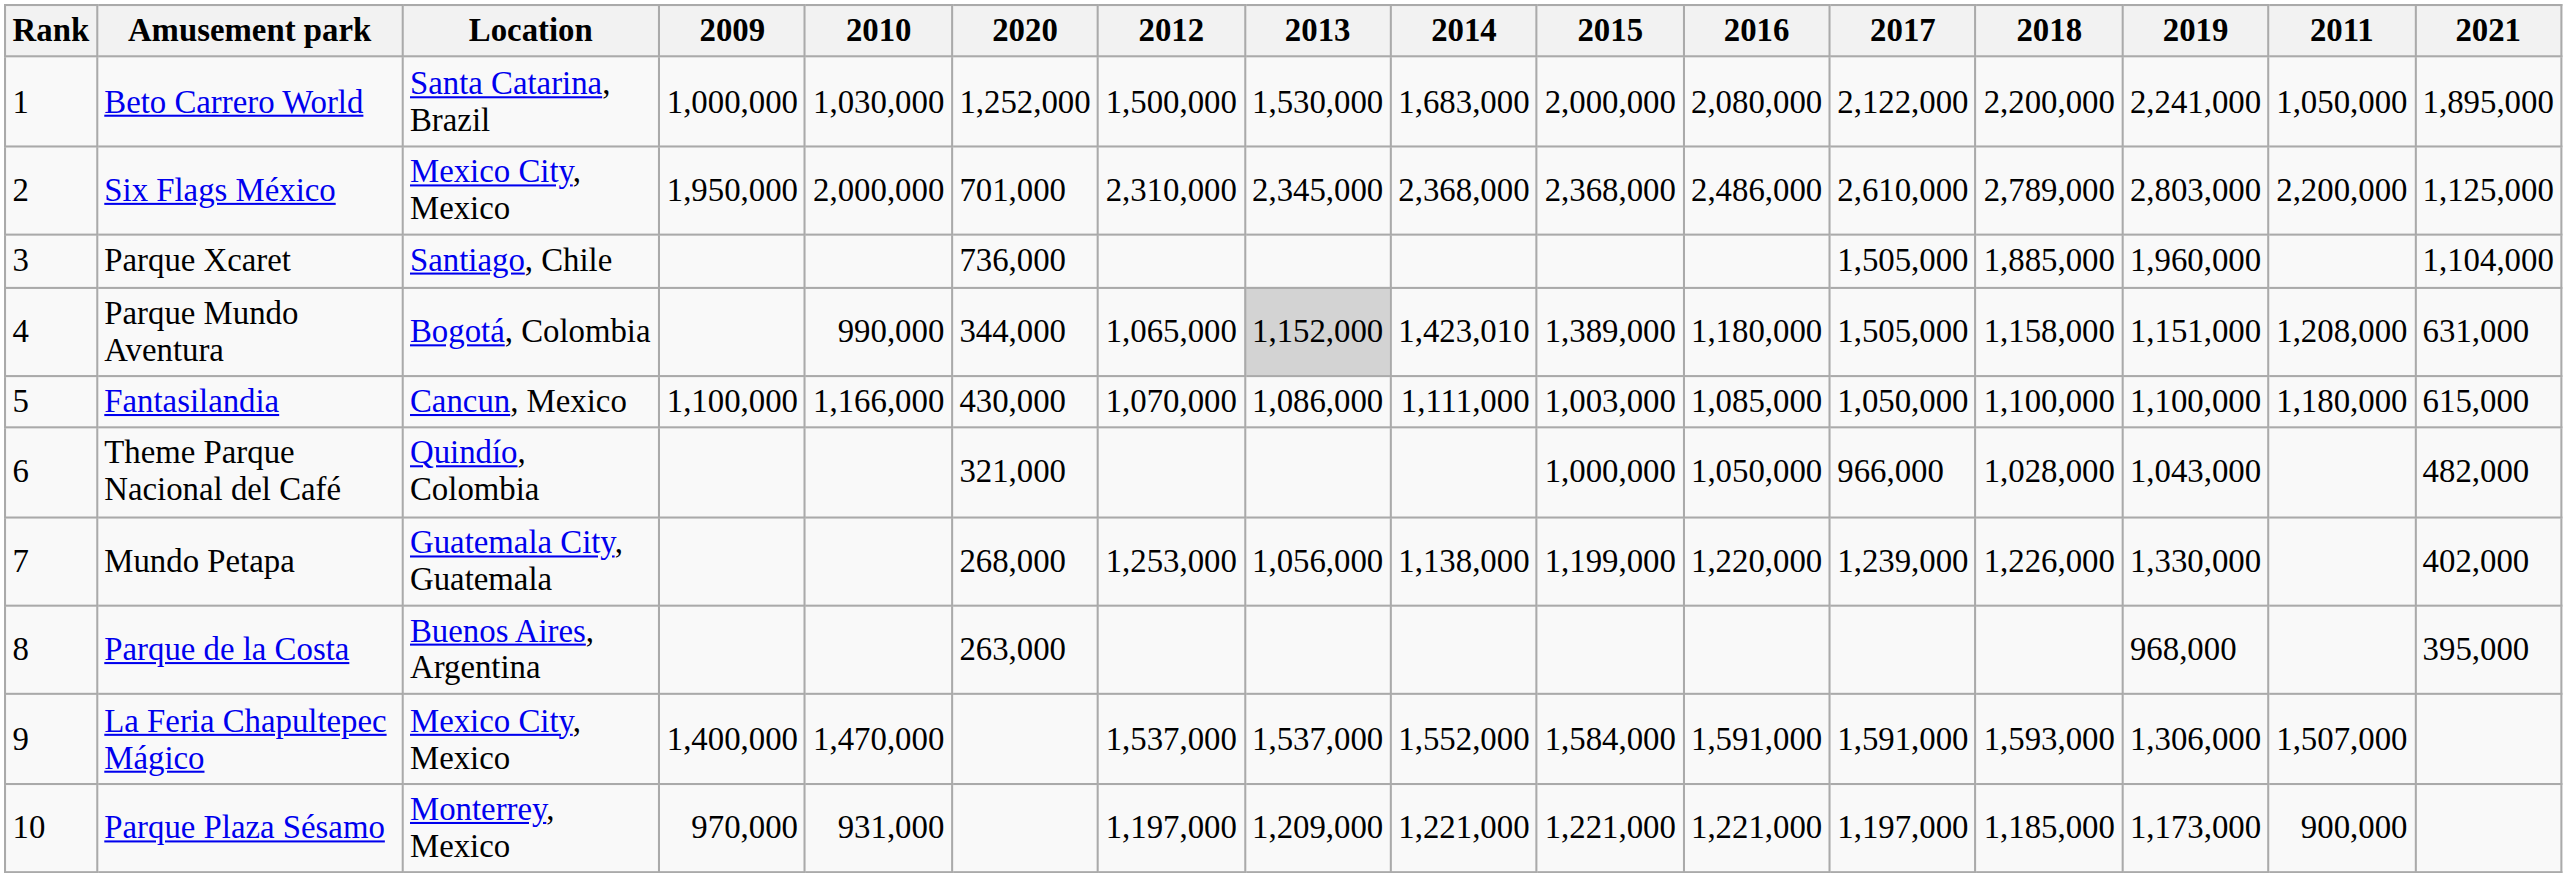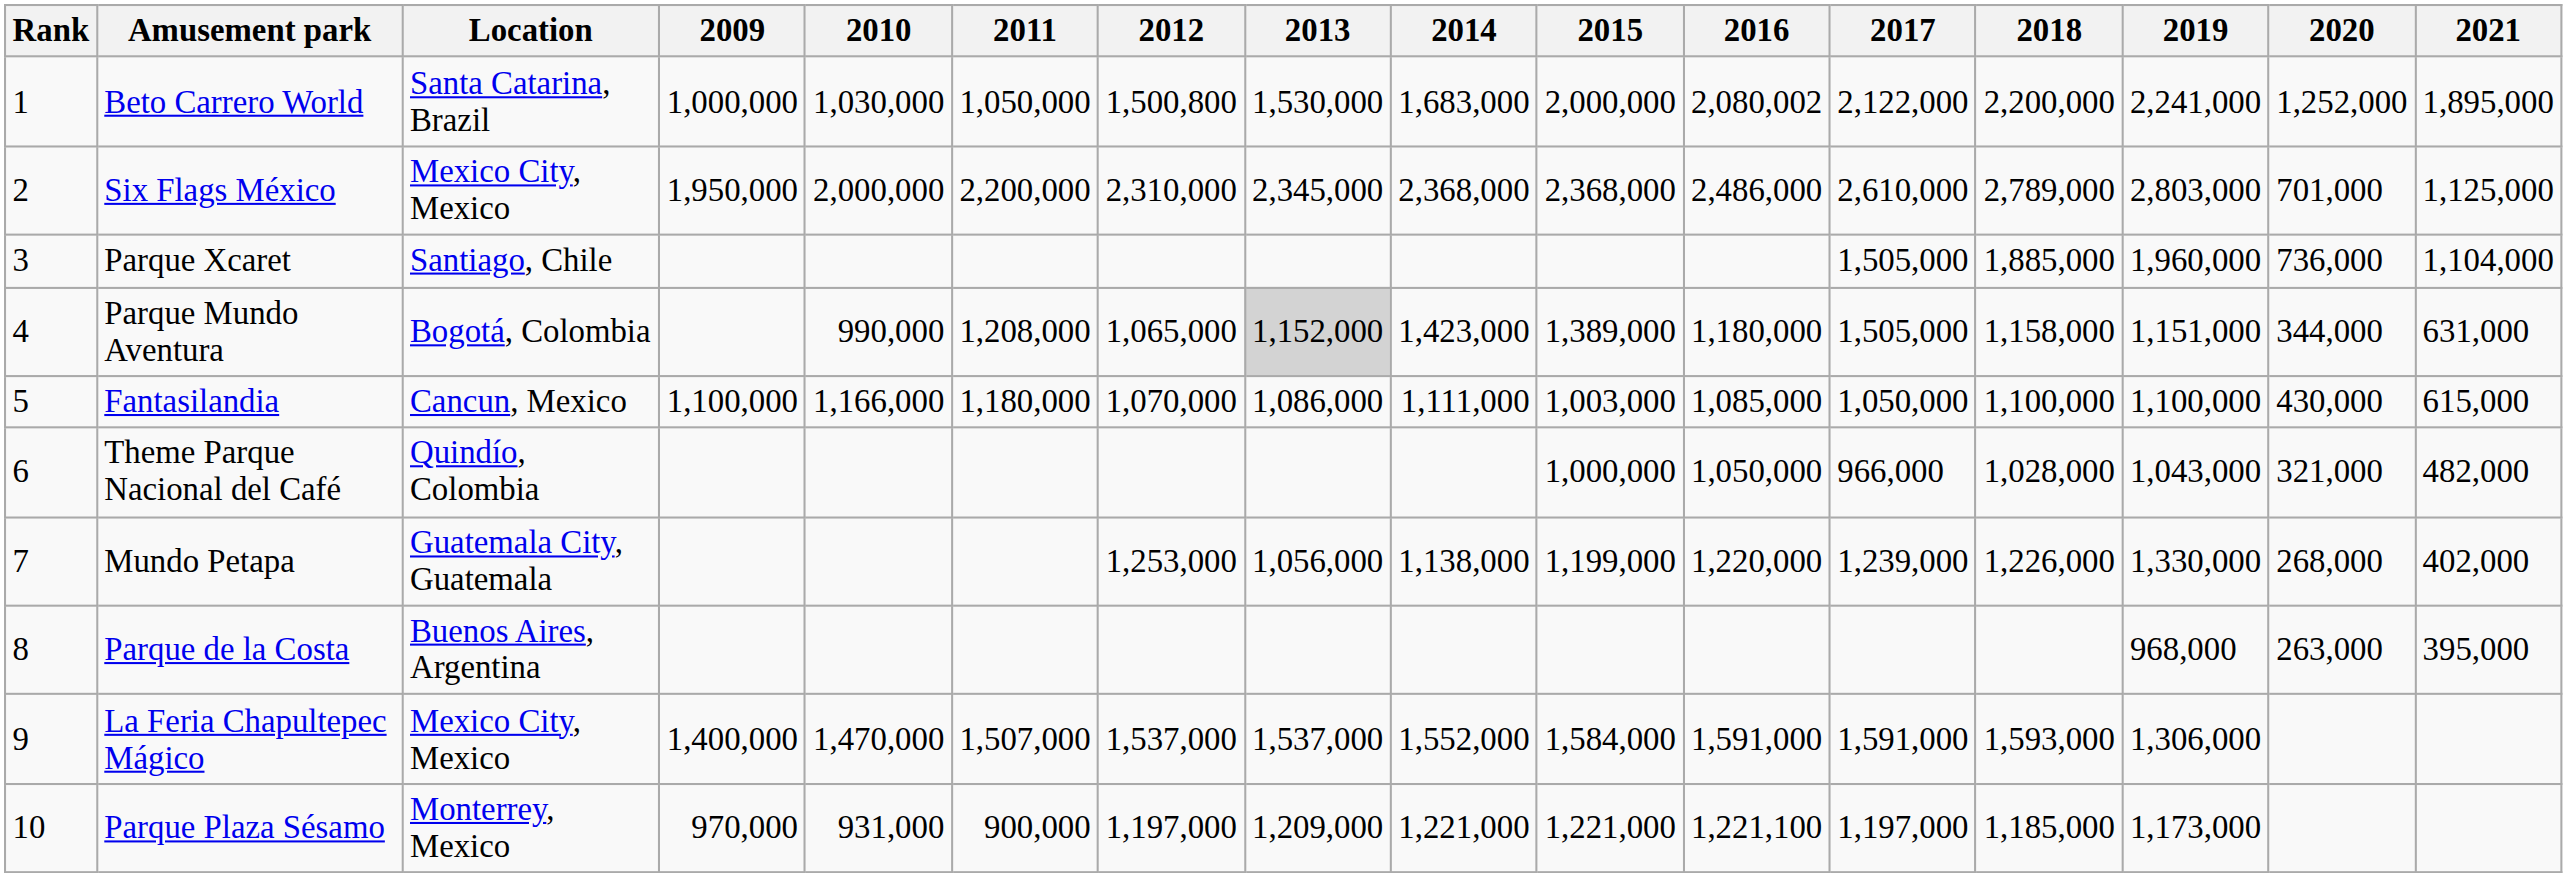columns swapped: (2342, 30) <-> (1025, 30)
(1171, 100) 1,500,000 -> (1171, 100) 1,500,800
(1757, 100) 2,080,000 -> (1757, 100) 2,080,002
(1464, 330) 1,423,010 -> (1464, 330) 1,423,000
(1757, 827) 1,221,000 -> (1757, 827) 1,221,100
